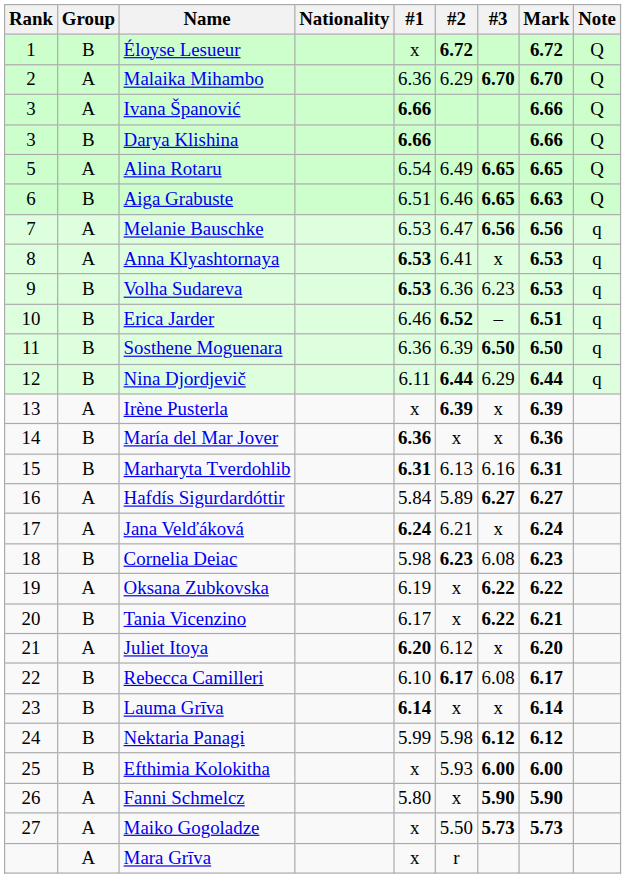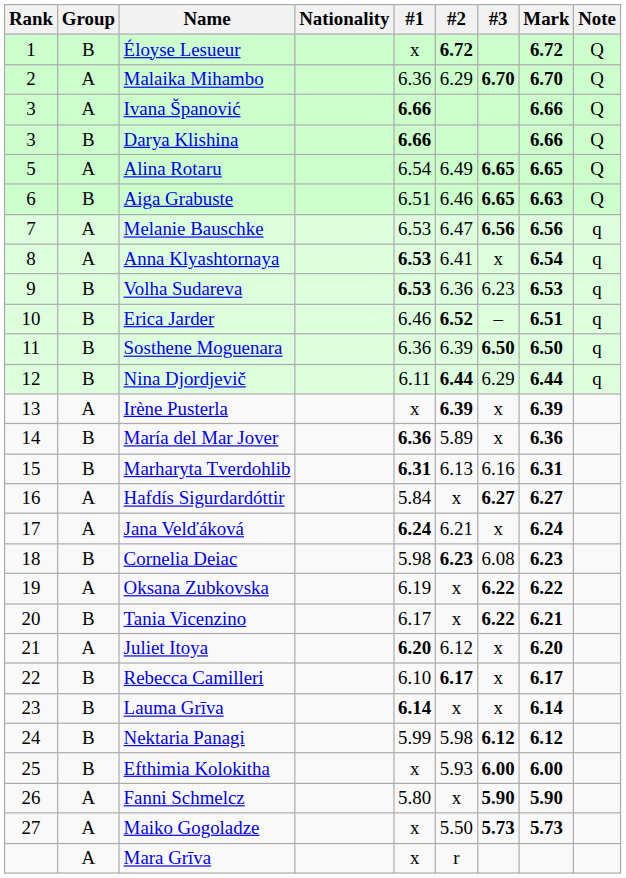(546, 259) 6.53 -> (546, 259) 6.54
(456, 438) x -> (456, 438) 5.89
(456, 498) 5.89 -> (456, 498) x
(498, 678) 6.08 -> (498, 678) x
